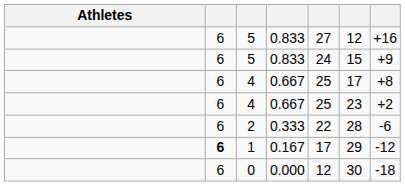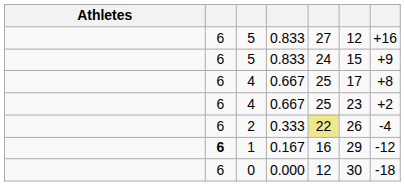(324, 126) no background -> (324, 126) khaki background
(354, 126) 28 -> (354, 126) 26
(385, 126) -6 -> (385, 126) -4
(324, 148) 17 -> (324, 148) 16
